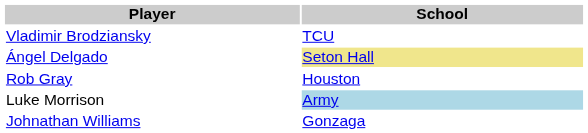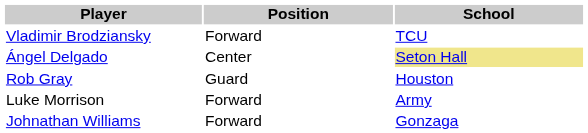+ column: (298, 14)
(320, 100) lightblue background -> (414, 100) no background
